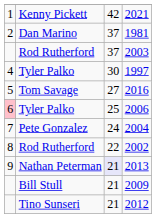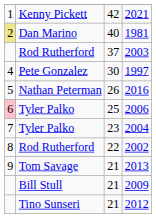(10, 33) no background -> (10, 33) khaki background
(113, 33) 37 -> (113, 33) 40
(46, 71) Tyler Palko -> (53, 71) Pete Gonzalez
(48, 90) Tom Savage -> (60, 90) Nathan Peterman
(113, 90) 27 -> (113, 90) 26
(53, 128) Pete Gonzalez -> (46, 128) Tyler Palko
(113, 128) 24 -> (113, 128) 23
(60, 166) Nathan Peterman -> (48, 166) Tom Savage
(113, 166) lavender background -> (113, 166) no background
